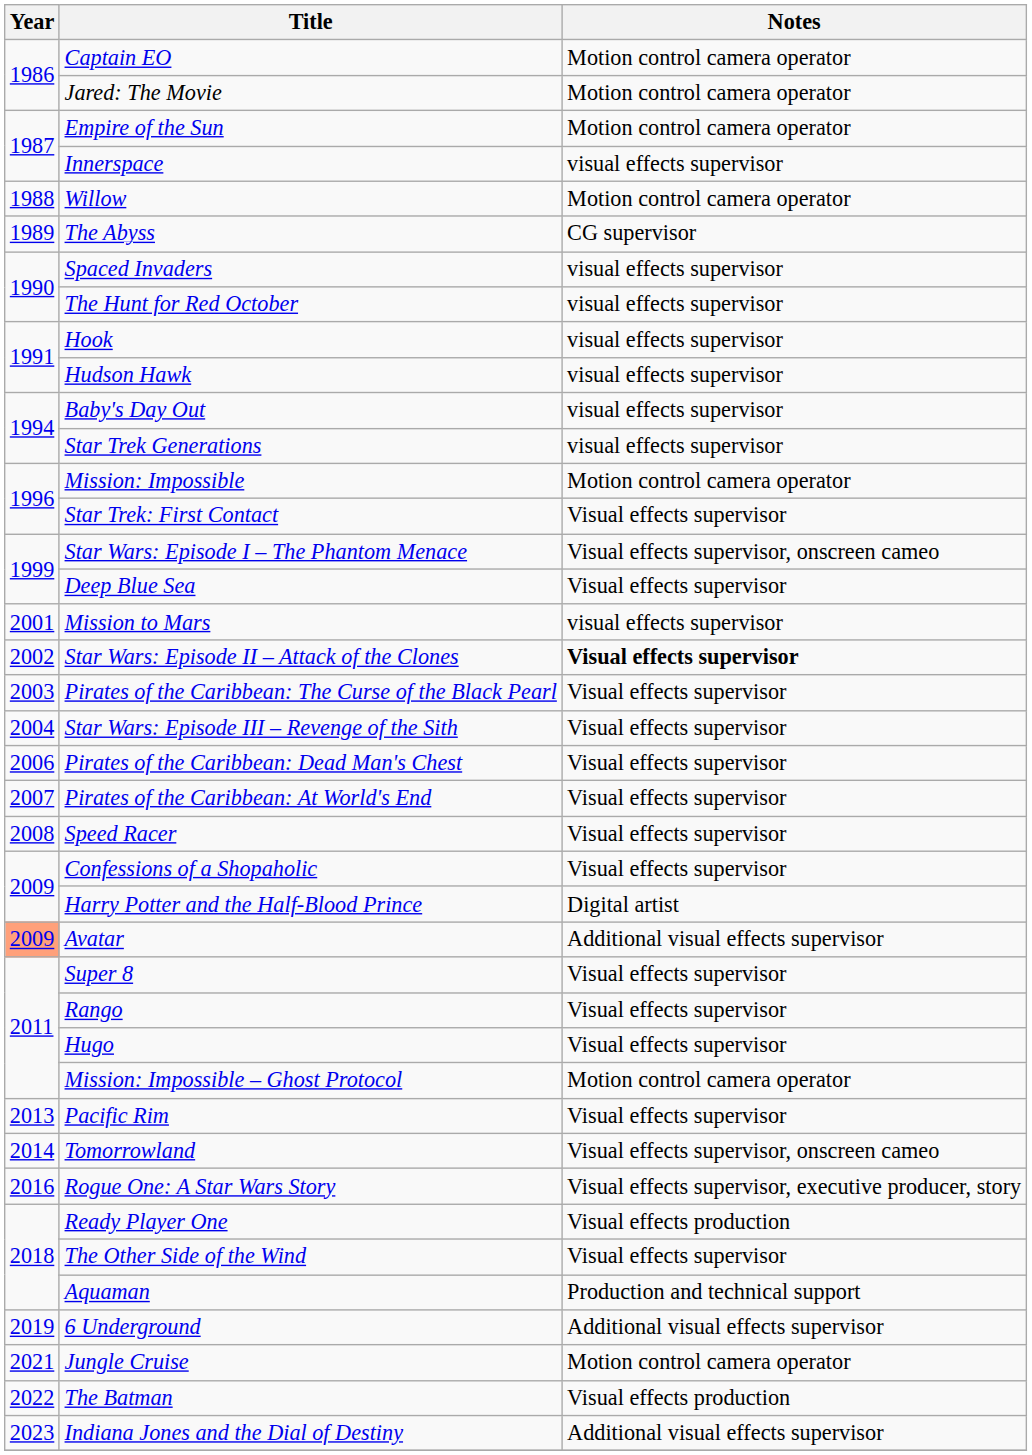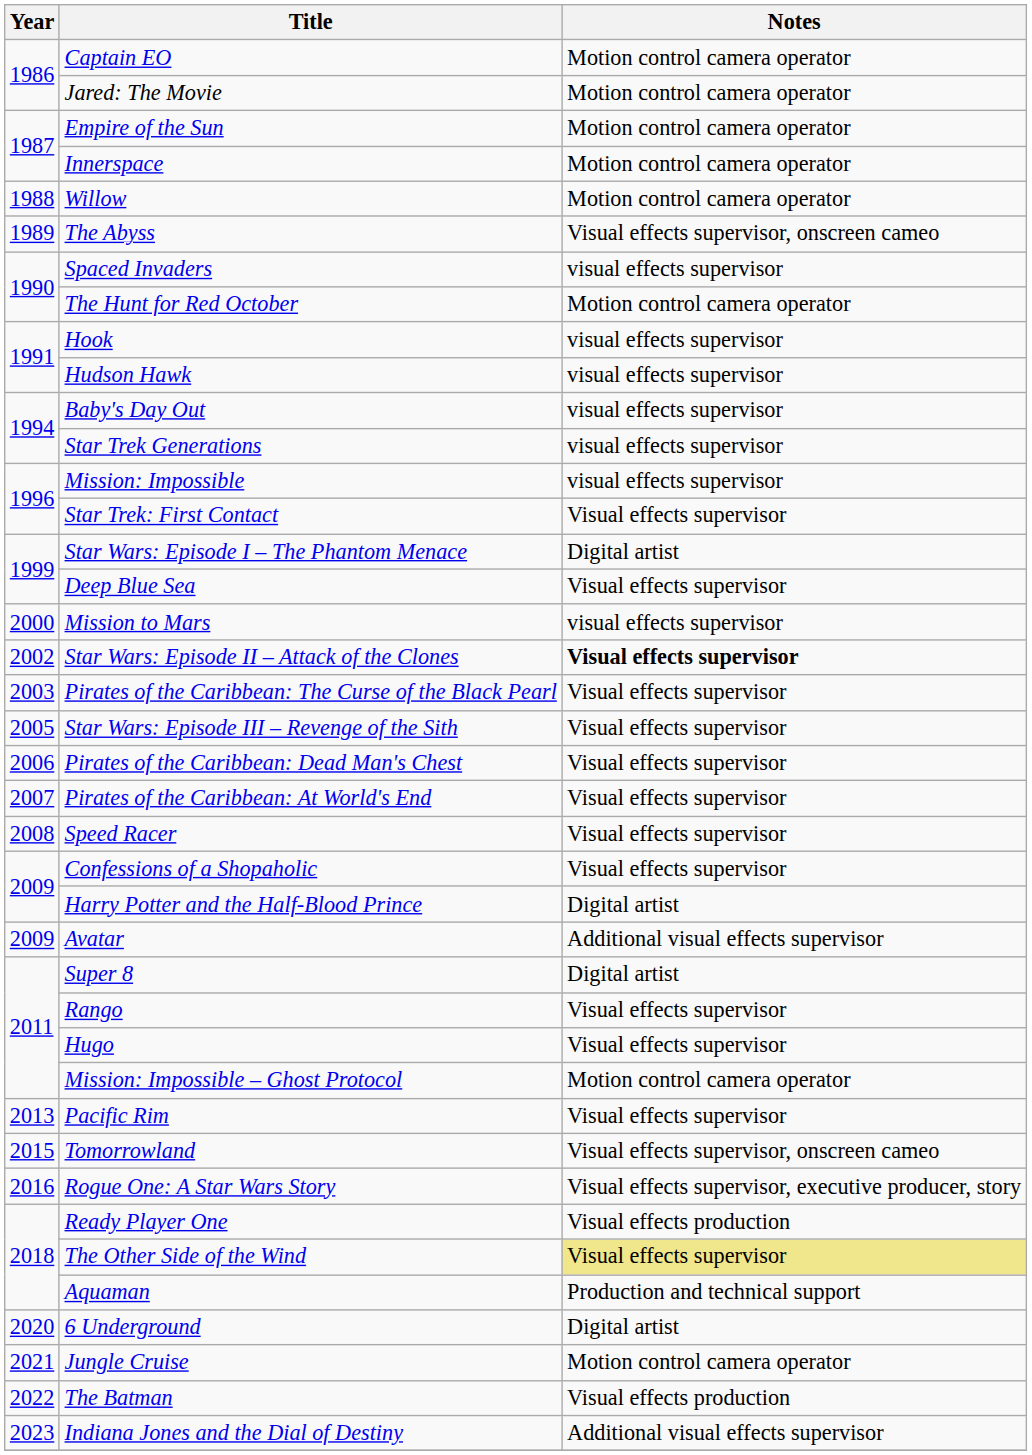(675, 163) visual effects supervisor -> (709, 163) Motion control camera operator
(632, 233) CG supervisor -> (753, 233) Visual effects supervisor, onscreen cameo
(675, 304) visual effects supervisor -> (709, 304) Motion control camera operator
(709, 480) Motion control camera operator -> (675, 480) visual effects supervisor
(753, 551) Visual effects supervisor, onscreen cameo -> (623, 551) Digital artist
(32, 621) 2001 -> (32, 621) 2000
(32, 727) 2004 -> (32, 727) 2005
(32, 939) lightsalmon background -> (32, 939) no background
(677, 974) Visual effects supervisor -> (623, 974) Digital artist
(32, 1150) 2014 -> (32, 1150) 2015
(677, 1256) no background -> (677, 1256) khaki background
(32, 1327) 2019 -> (32, 1327) 2020
(725, 1327) Additional visual effects supervisor -> (623, 1327) Digital artist
